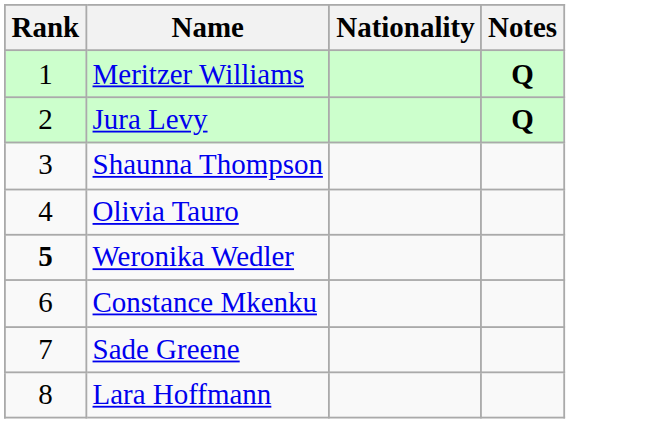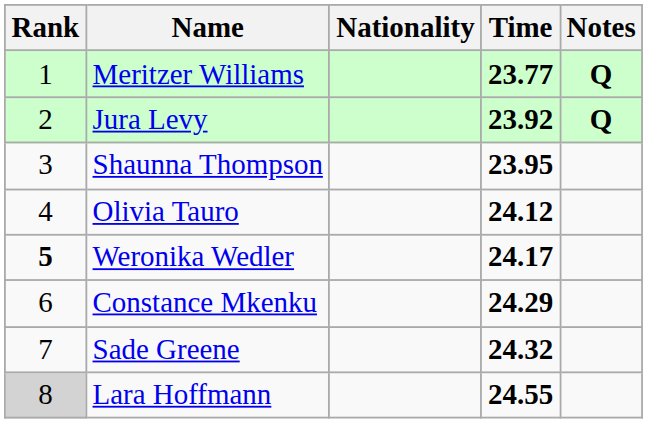+ column: (521, 27)
(45, 394) no background -> (45, 394) lightgrey background
